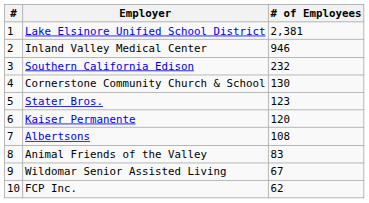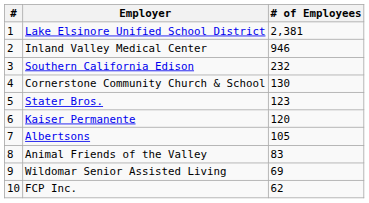(280, 136) 108 -> (280, 136) 105
(277, 171) 67 -> (277, 171) 69
